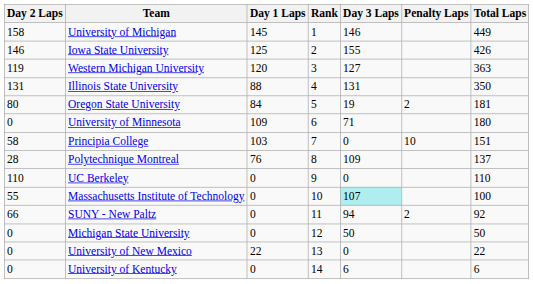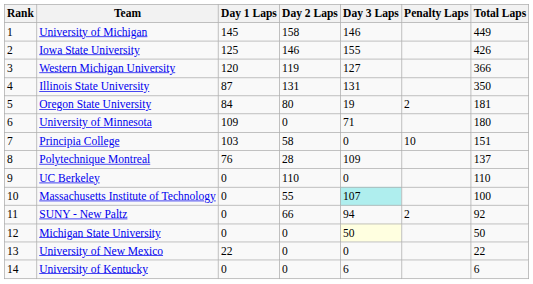columns swapped: (324, 13) <-> (35, 13)
(482, 68) 363 -> (482, 68) 366
(256, 86) 88 -> (227, 86) 87
(349, 232) no background -> (349, 232) lightyellow background
